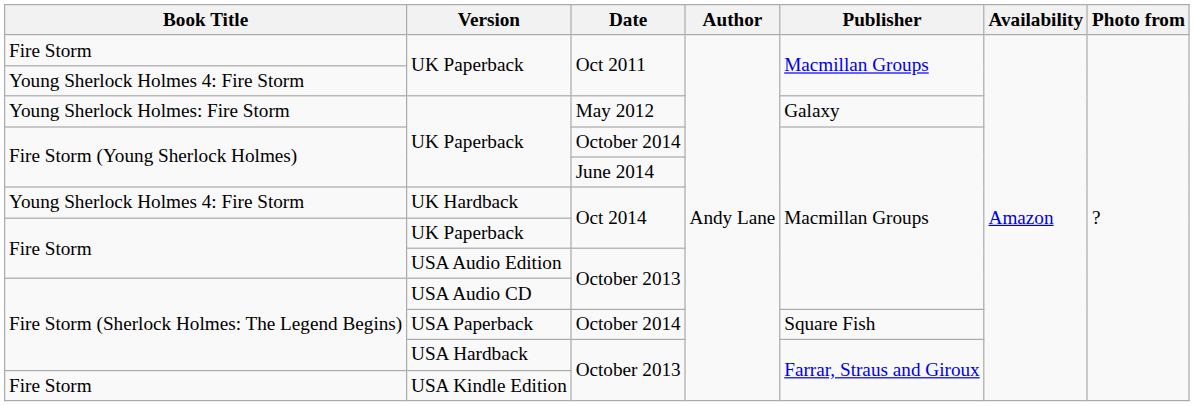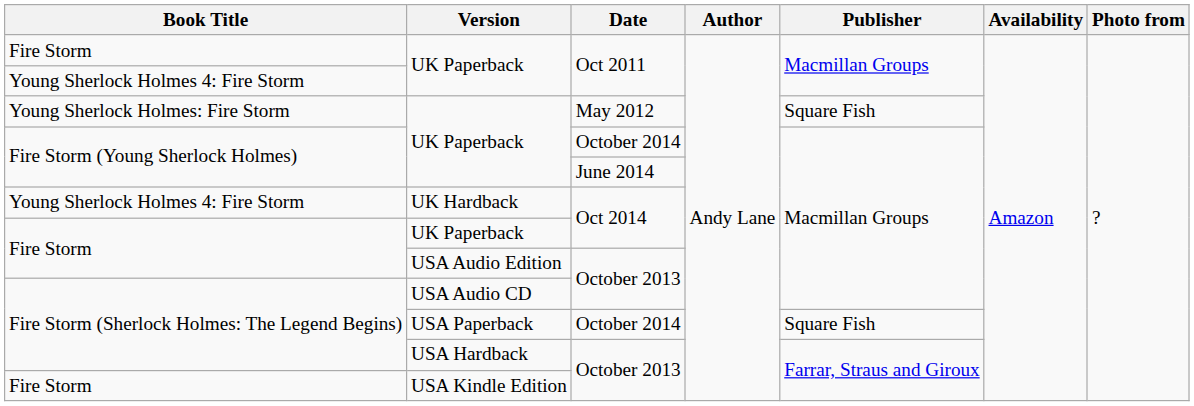(812, 111) Galaxy -> (830, 111) Square Fish
